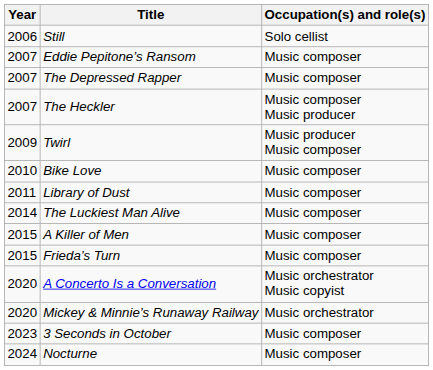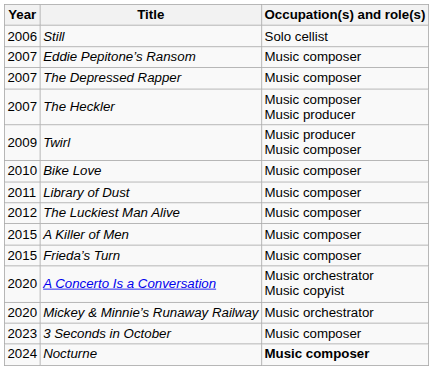(22, 213) 2014 -> (22, 213) 2012
(313, 354) normal -> (317, 354) bold
